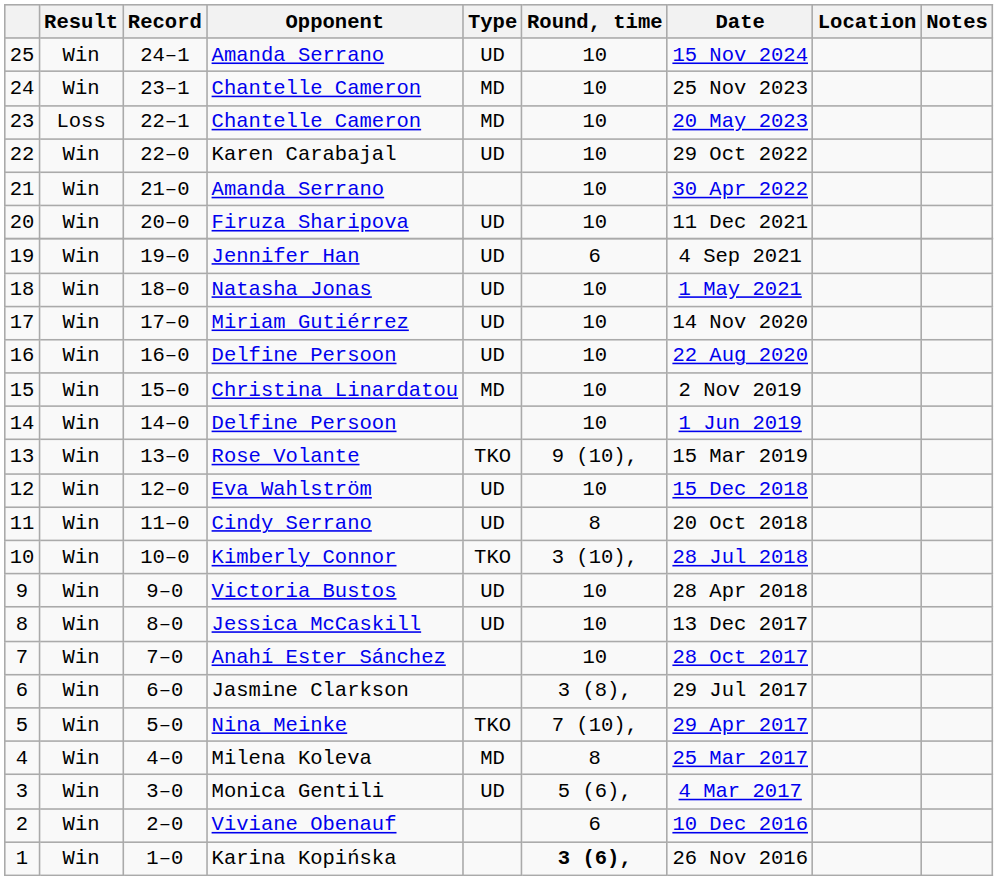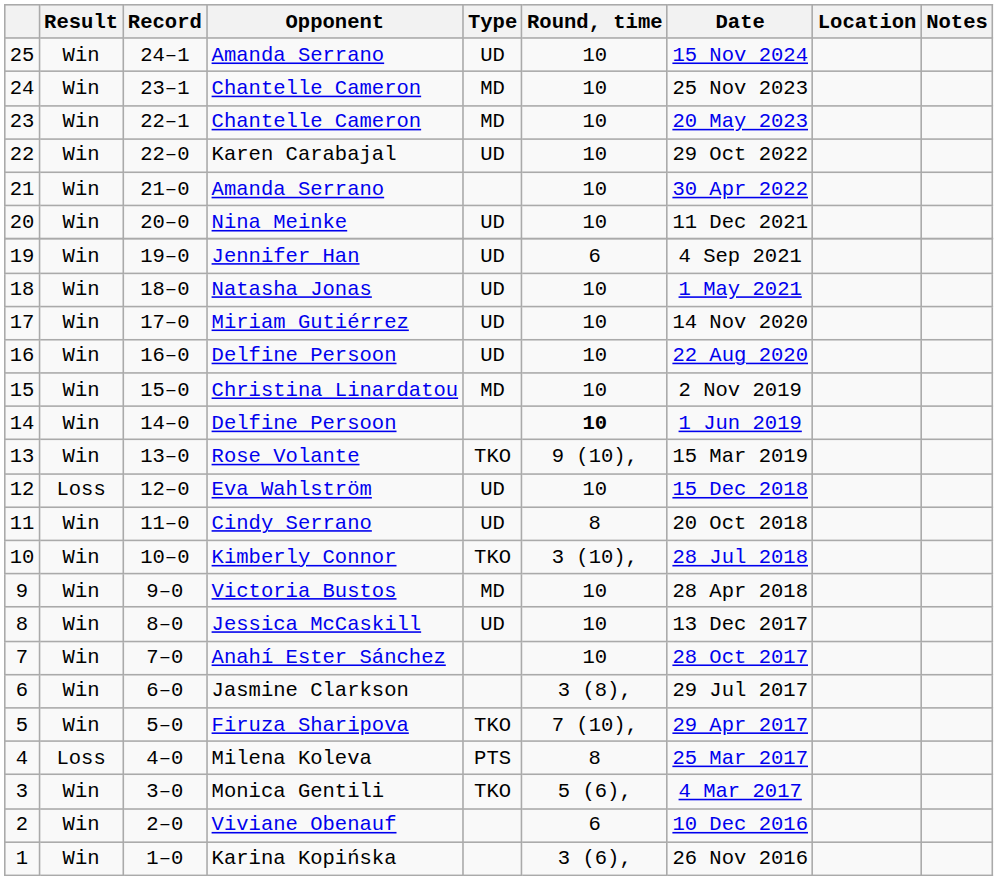(81, 122) Loss -> (81, 122) Win
(310, 222) Firuza Sharipova -> (279, 222) Nina Meinke
(595, 423) normal -> (595, 423) bold
(81, 490) Win -> (81, 490) Loss
(493, 591) UD -> (493, 591) MD
(279, 725) Nina Meinke -> (310, 725) Firuza Sharipova
(81, 758) Win -> (81, 758) Loss
(493, 758) MD -> (493, 758) PTS
(493, 791) UD -> (493, 791) TKO
(595, 858) bold -> (595, 858) normal
